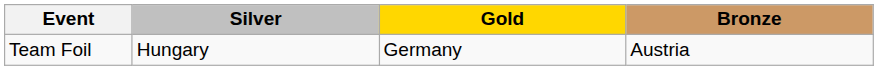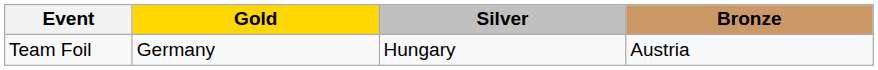columns swapped: (503, 19) <-> (256, 19)
